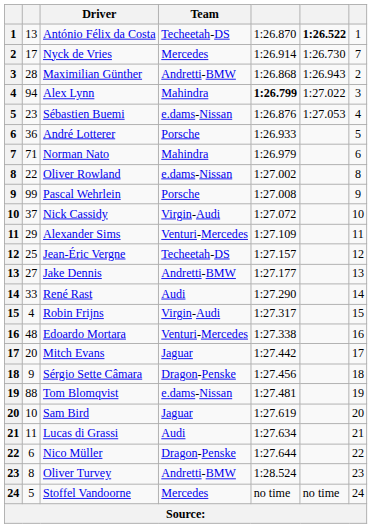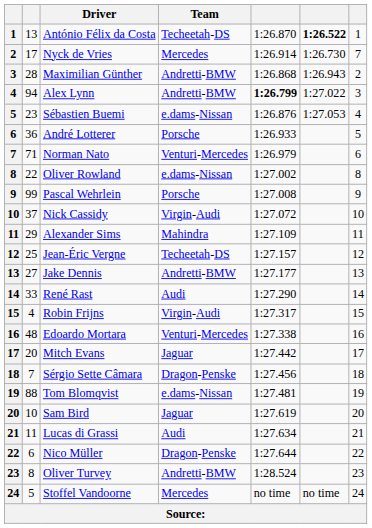(185, 93) Mahindra -> (199, 93) Andretti-BMW
(185, 153) Mahindra -> (205, 153) Venturi-Mercedes
(205, 233) Venturi-Mercedes -> (185, 233) Mahindra
(31, 373) 9 -> (31, 373) 7
